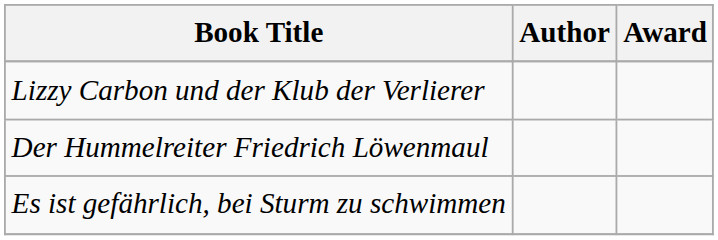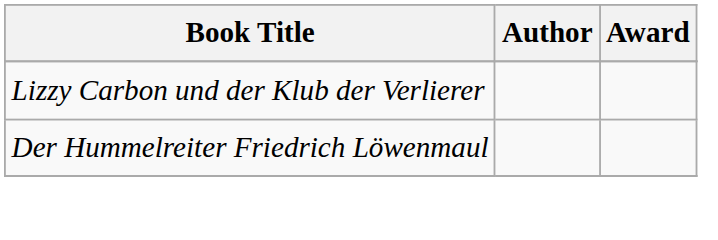- row: (259, 204)
